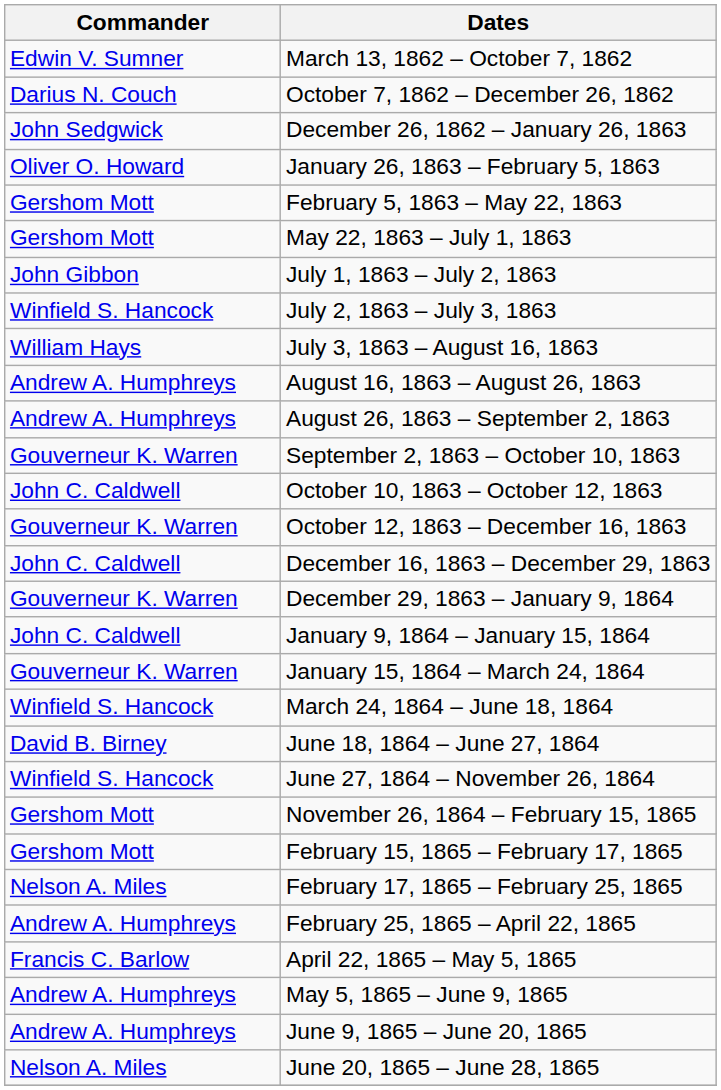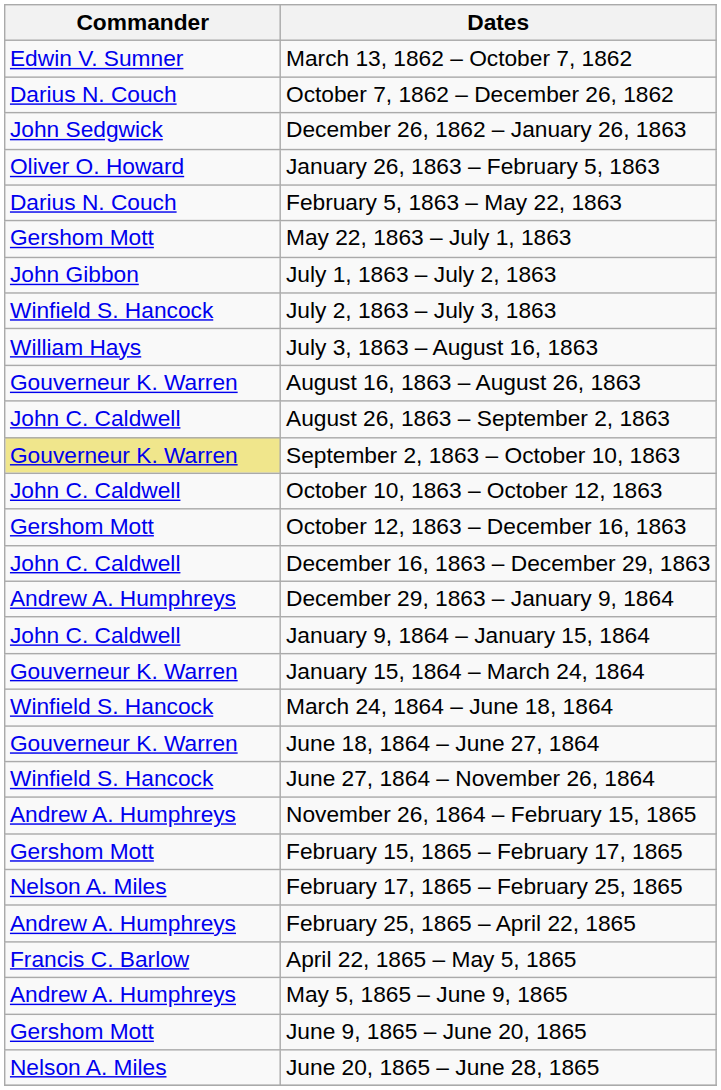(82, 202) Gershom Mott -> (93, 202) Darius N. Couch
(123, 382) Andrew A. Humphreys -> (124, 382) Gouverneur K. Warren
(123, 418) Andrew A. Humphreys -> (95, 418) John C. Caldwell
(143, 454) no background -> (143, 454) khaki background
(124, 526) Gouverneur K. Warren -> (82, 526) Gershom Mott
(124, 599) Gouverneur K. Warren -> (123, 599) Andrew A. Humphreys
(88, 743) David B. Birney -> (124, 743) Gouverneur K. Warren
(82, 815) Gershom Mott -> (123, 815) Andrew A. Humphreys
(123, 1031) Andrew A. Humphreys -> (82, 1031) Gershom Mott
